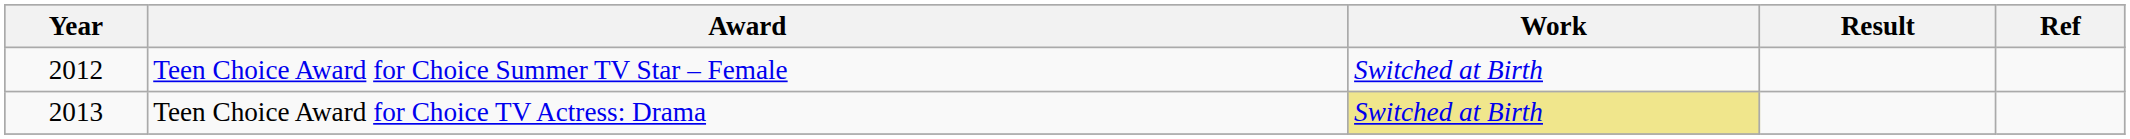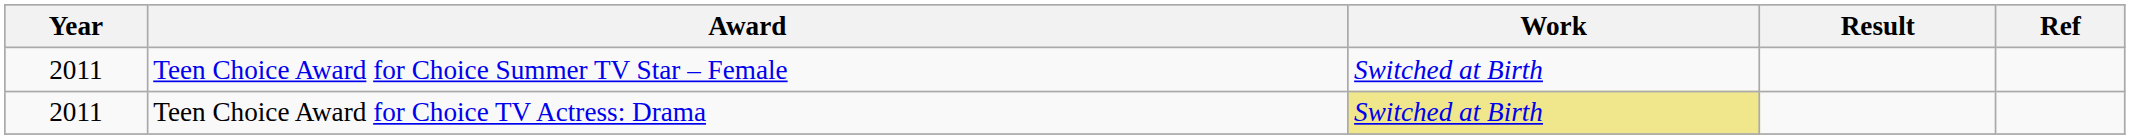(76, 69) 2012 -> (76, 69) 2011
(76, 112) 2013 -> (76, 112) 2011
